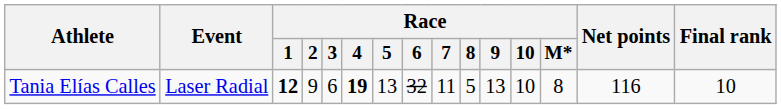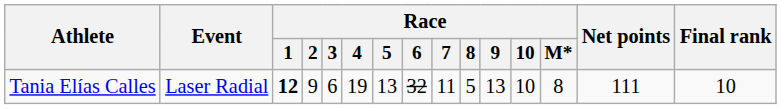(357, 86) bold -> (357, 86) normal
(626, 86) 116 -> (626, 86) 111
